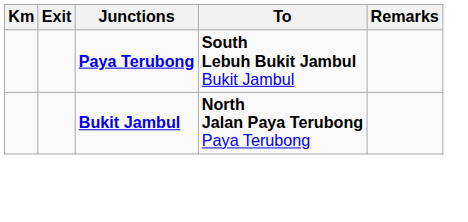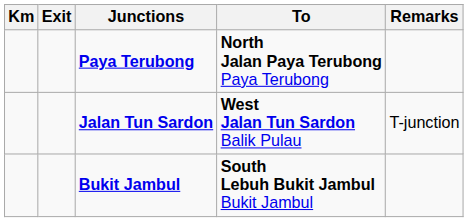(279, 61) South Lebuh Bukit Jambul Bukit Jambul -> (301, 61) North Jalan Paya Terubong Paya Terubong
+ row: (146, 123)
(282, 123) North Jalan Paya Terubong Paya Terubong -> (298, 185) South Lebuh Bukit Jambul Bukit Jambul
